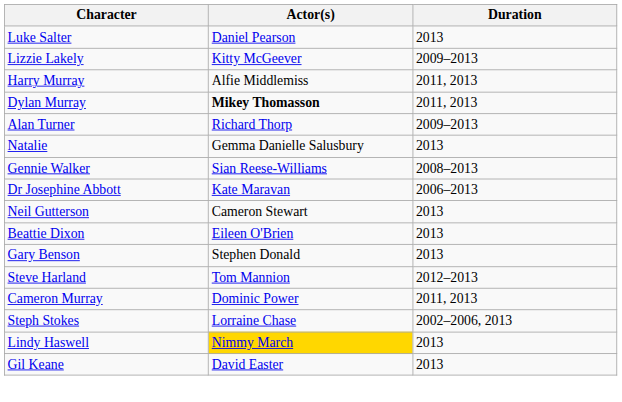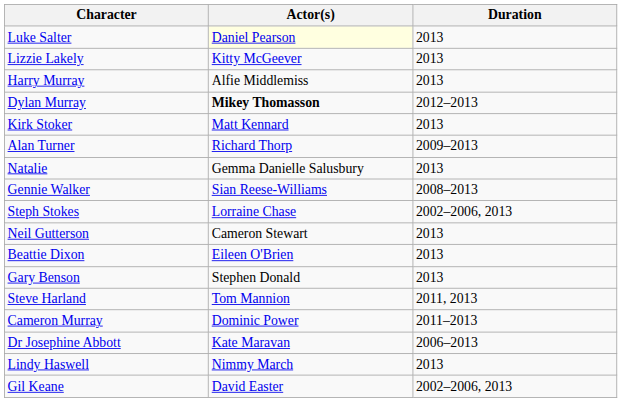(254, 37) no background -> (254, 37) lightyellow background
(447, 59) 2009–2013 -> (430, 59) 2013
(447, 80) 2011, 2013 -> (430, 80) 2013
(447, 102) 2011, 2013 -> (447, 102) 2012–2013
+ row: (40, 124)
rows swapped: (64, 189) <-> (43, 320)
(447, 277) 2012–2013 -> (447, 299) 2011, 2013
(447, 299) 2011, 2013 -> (447, 320) 2011–2013
(252, 342) gold background -> (252, 364) no background
(430, 364) 2013 -> (464, 386) 2002–2006, 2013
